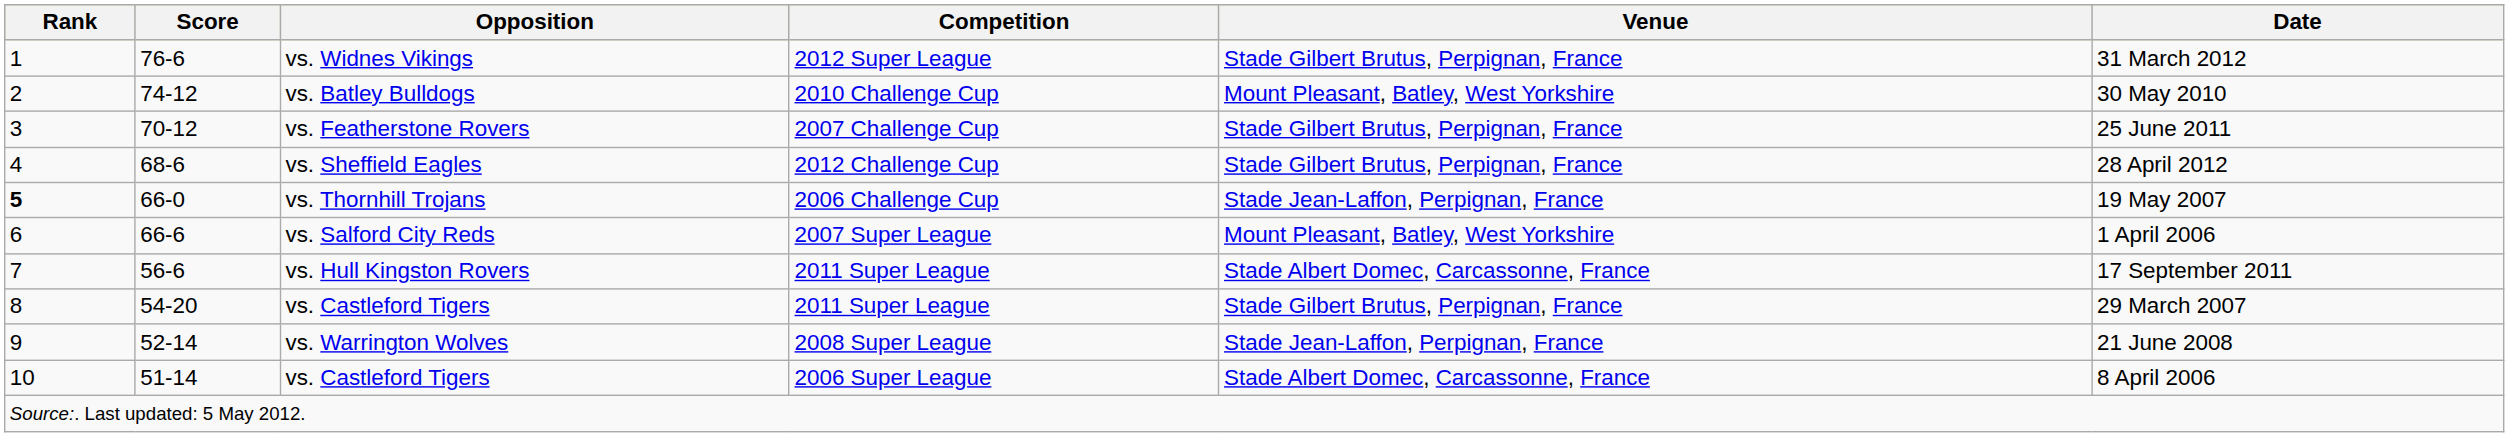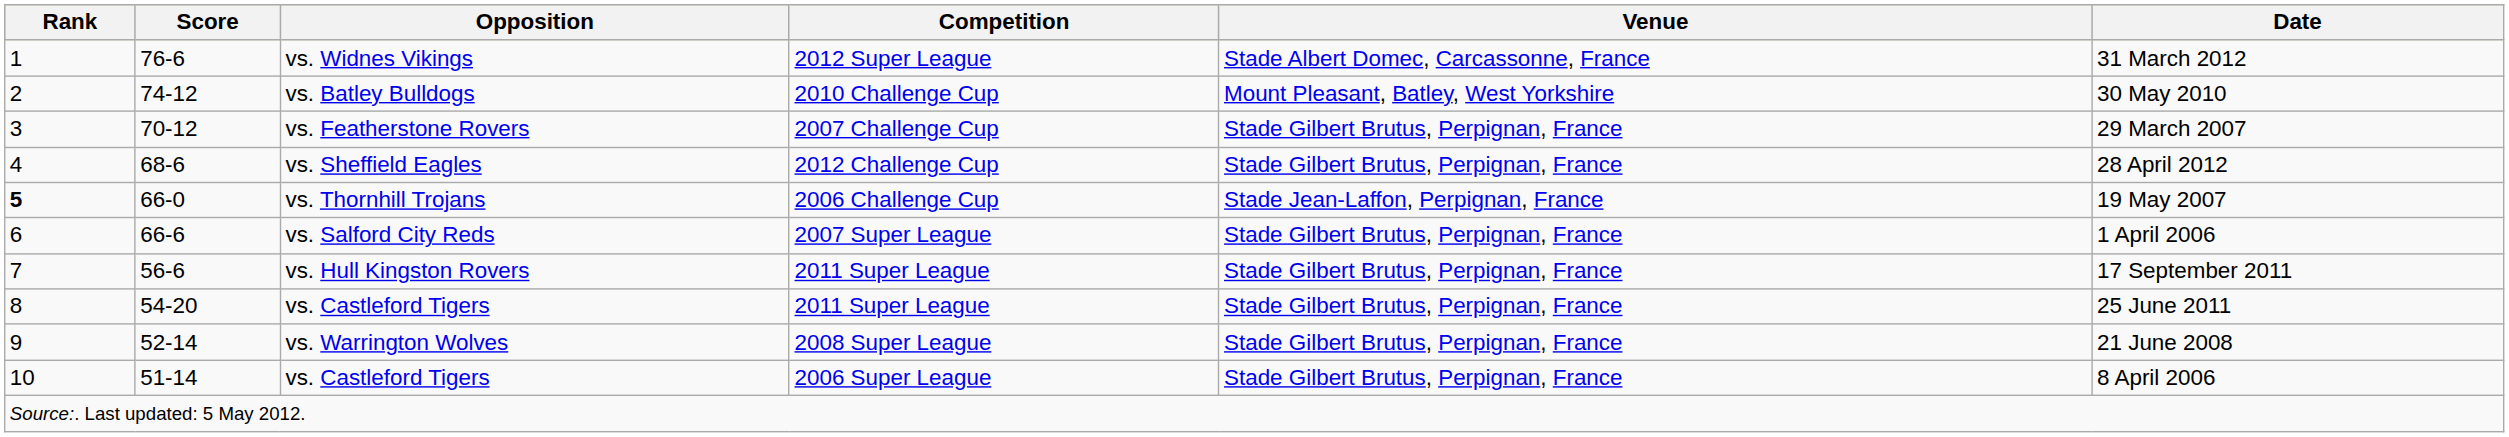(1423, 57) Stade Gilbert Brutus, Perpignan, France -> (1437, 57) Stade Albert Domec, Carcassonne, France
(2164, 128) 25 June 2011 -> (2172, 128) 29 March 2007
(1419, 235) Mount Pleasant, Batley, West Yorkshire -> (1423, 235) Stade Gilbert Brutus, Perpignan, France
(1437, 270) Stade Albert Domec, Carcassonne, France -> (1423, 270) Stade Gilbert Brutus, Perpignan, France
(2172, 306) 29 March 2007 -> (2164, 306) 25 June 2011
(1414, 341) Stade Jean-Laffon, Perpignan, France -> (1423, 341) Stade Gilbert Brutus, Perpignan, France
(1437, 377) Stade Albert Domec, Carcassonne, France -> (1423, 377) Stade Gilbert Brutus, Perpignan, France
